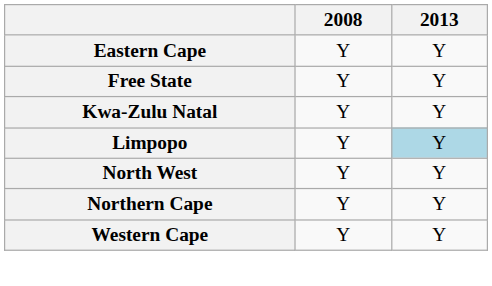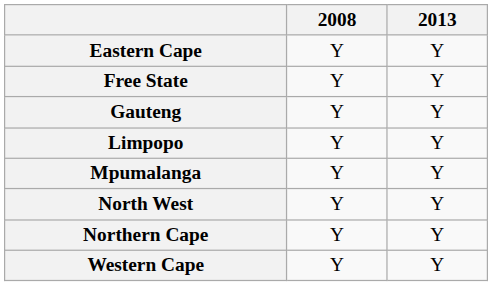+ row: (146, 111)
- row: (150, 111)
(439, 142) lightblue background -> (437, 142) no background
+ row: (146, 173)
